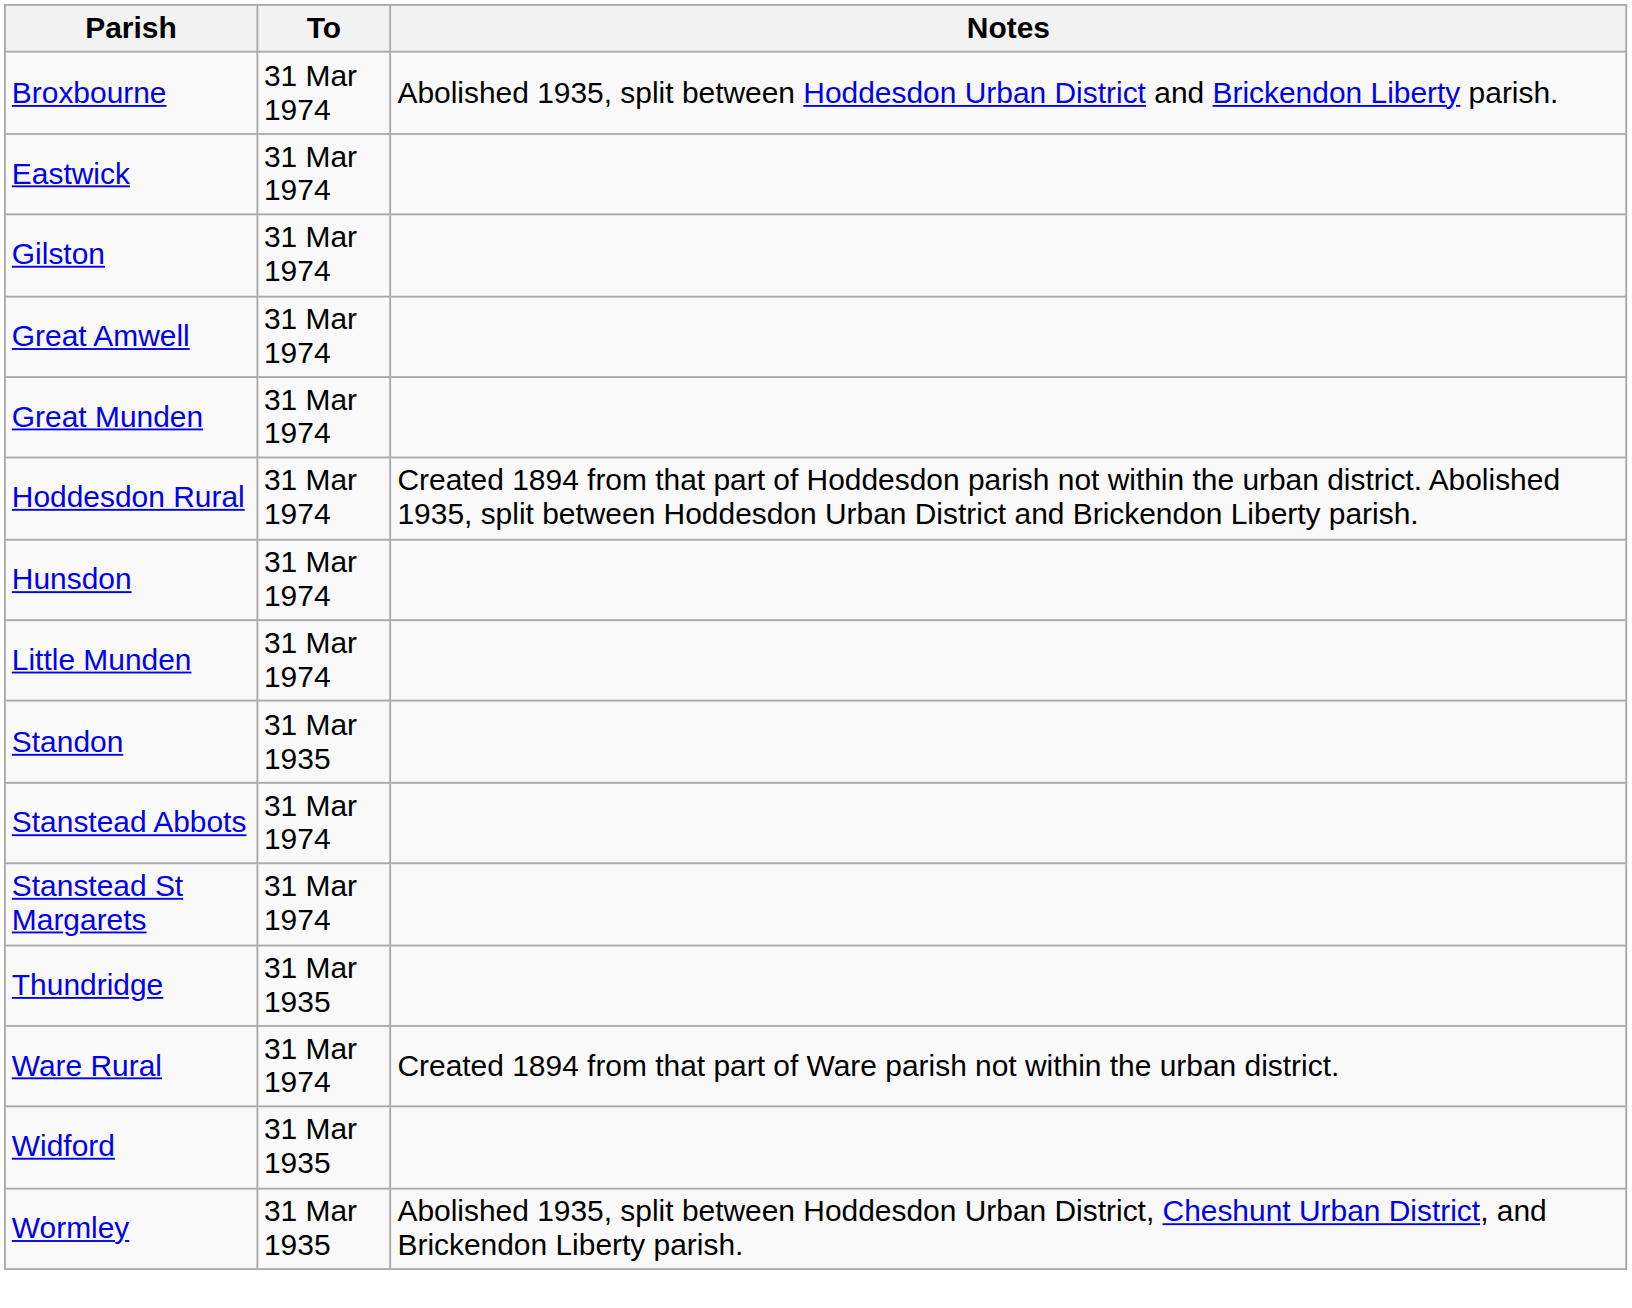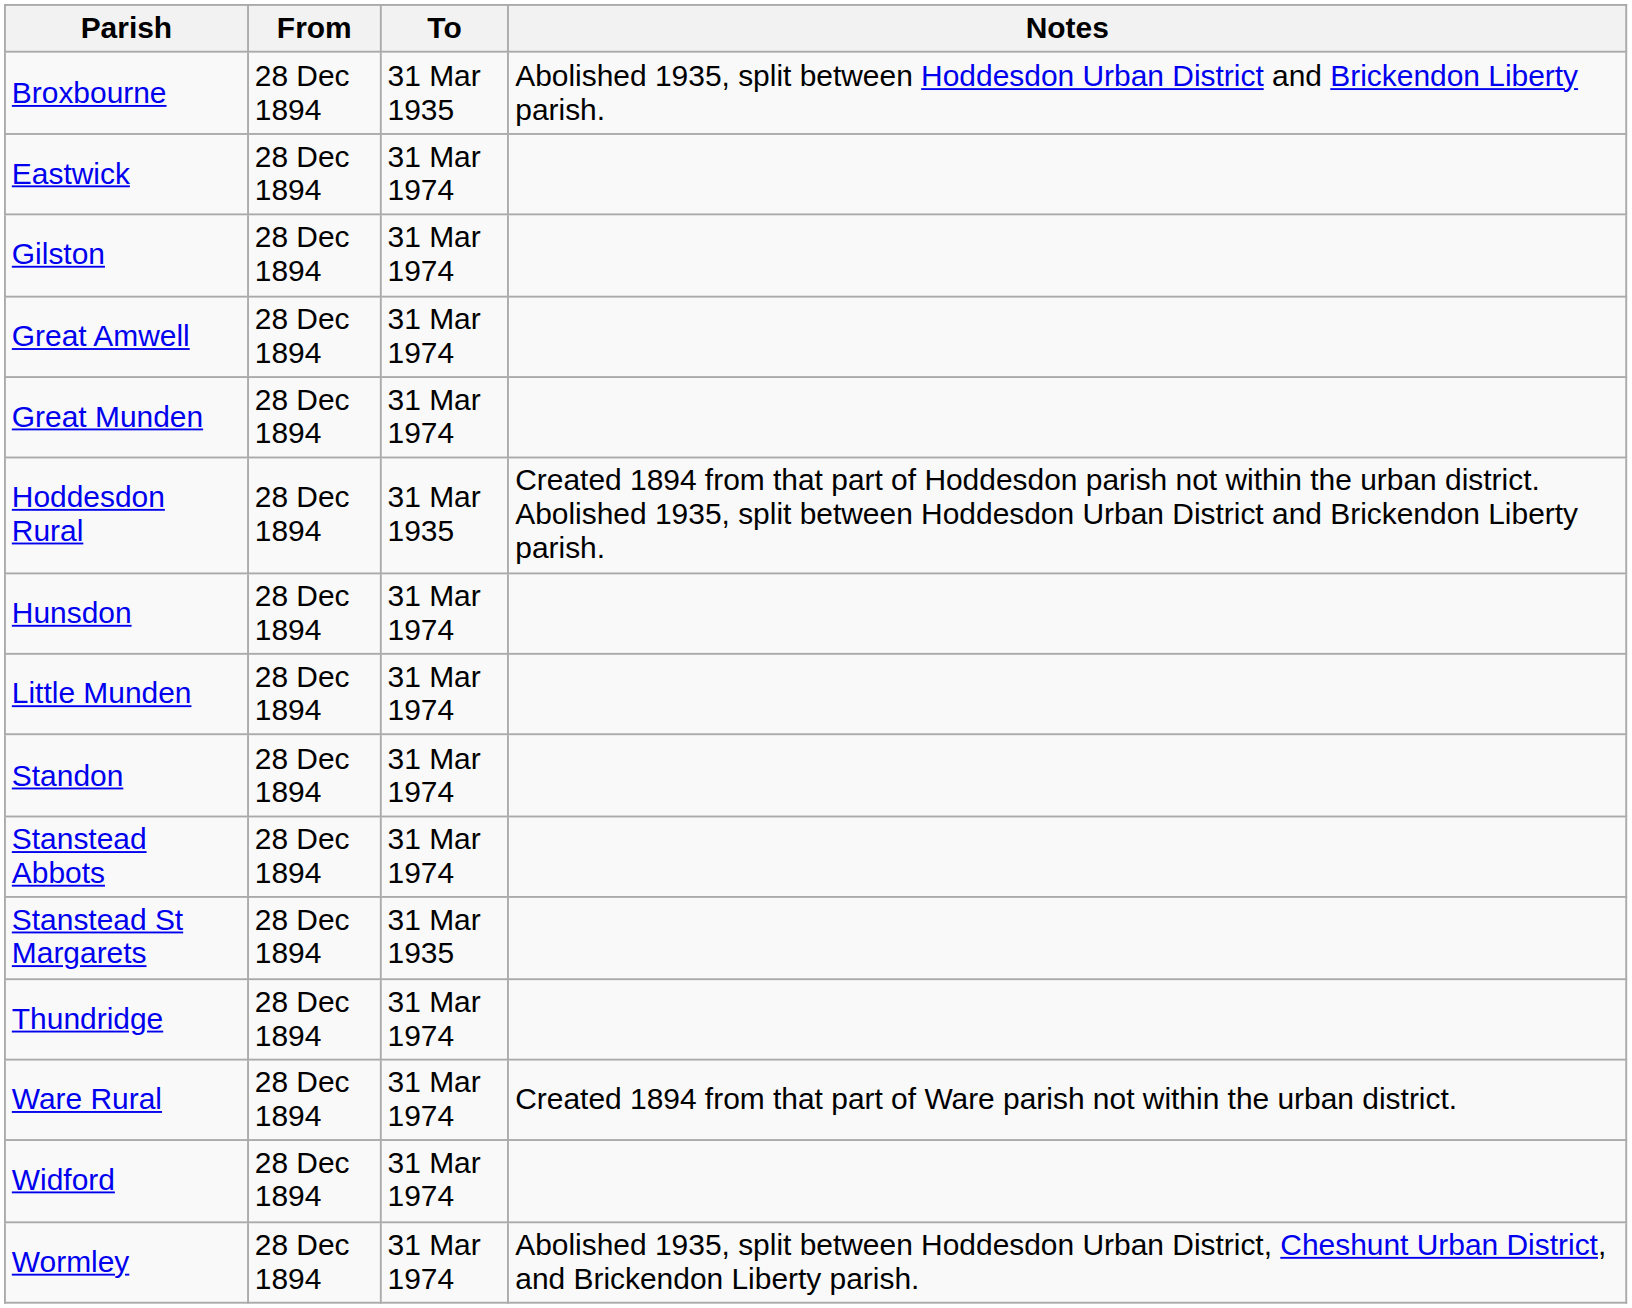+ column: (314, 28)
(311, 92) 31 Mar 1974 -> (434, 92) 31 Mar 1935
(311, 498) 31 Mar 1974 -> (434, 514) 31 Mar 1935
(311, 741) 31 Mar 1935 -> (434, 775) 31 Mar 1974
(311, 903) 31 Mar 1974 -> (434, 937) 31 Mar 1935
(311, 984) 31 Mar 1935 -> (434, 1018) 31 Mar 1974
(311, 1146) 31 Mar 1935 -> (434, 1180) 31 Mar 1974
(311, 1228) 31 Mar 1935 -> (434, 1261) 31 Mar 1974
